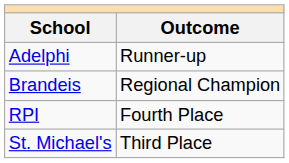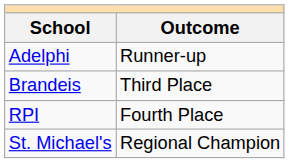(200, 85) Regional Champion -> (166, 85) Third Place
(166, 143) Third Place -> (200, 143) Regional Champion
